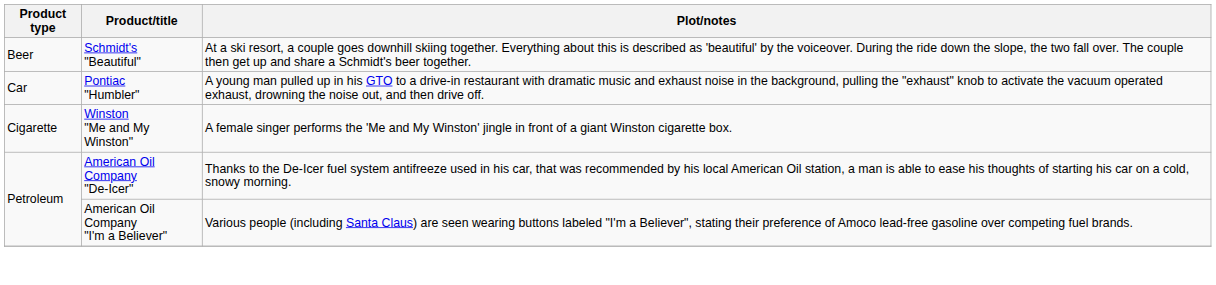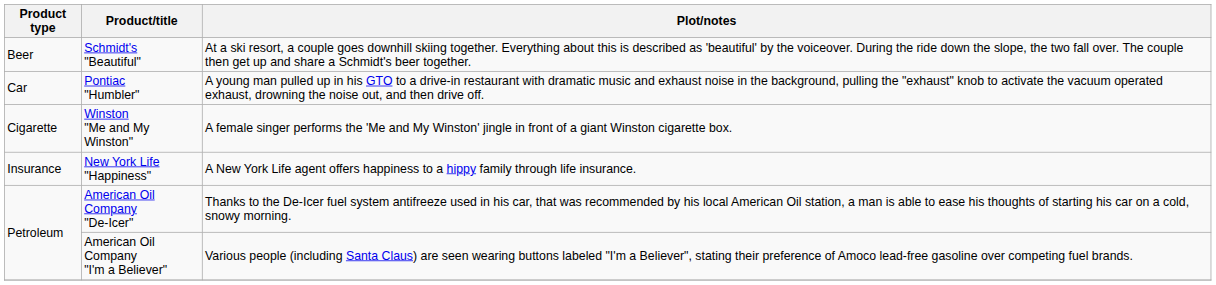+ row: (122, 168)
